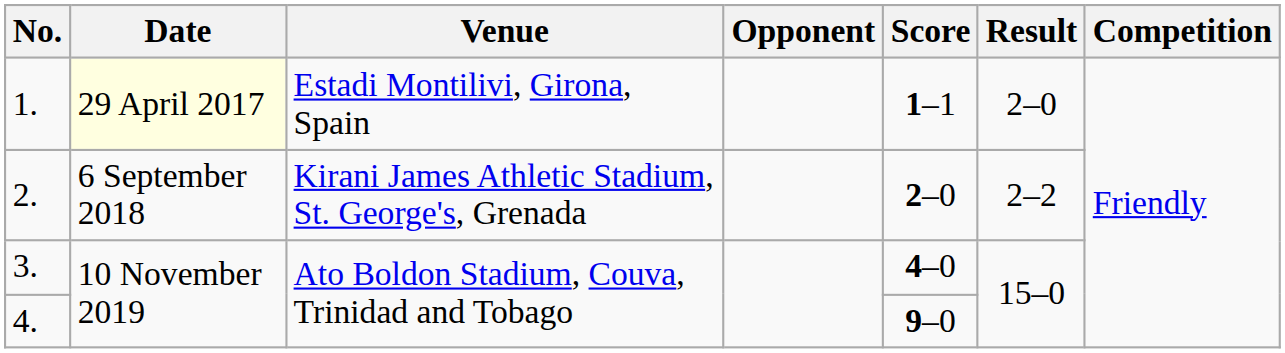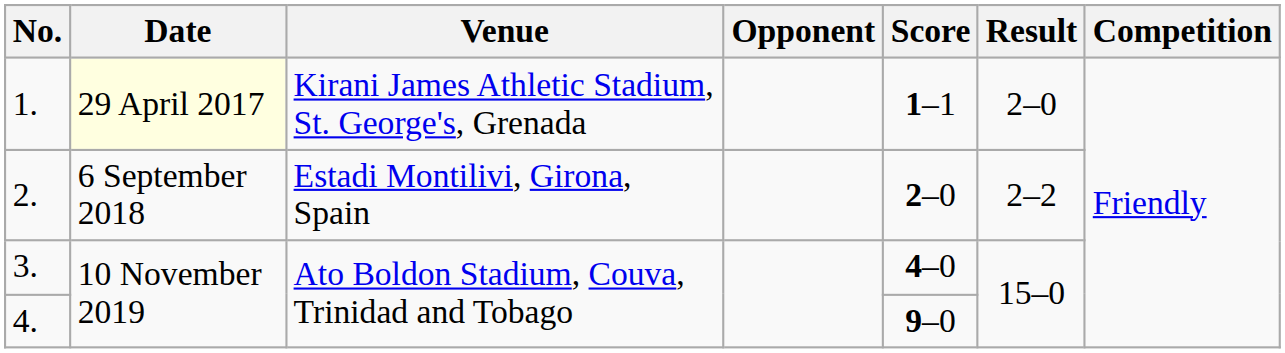(463, 103) Estadi Montilivi, Girona, Spain -> (504, 103) Kirani James Athletic Stadium, St. George's, Grenada
(504, 194) Kirani James Athletic Stadium, St. George's, Grenada -> (463, 194) Estadi Montilivi, Girona, Spain
